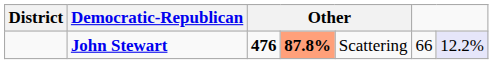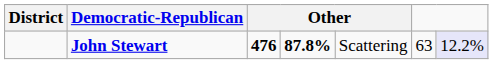(308, 44) lightsalmon background -> (308, 44) no background
(424, 44) 66 -> (424, 44) 63
